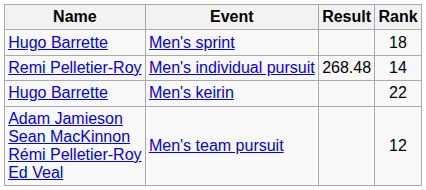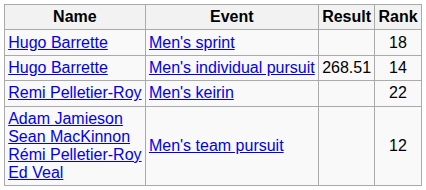(75, 67) Remi Pelletier-Roy -> (58, 67) Hugo Barrette
(347, 67) 268.48 -> (347, 67) 268.51
(58, 93) Hugo Barrette -> (75, 93) Remi Pelletier-Roy
